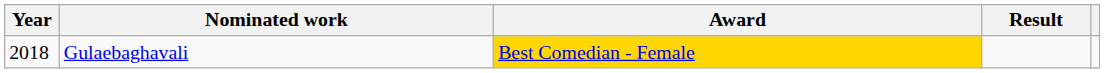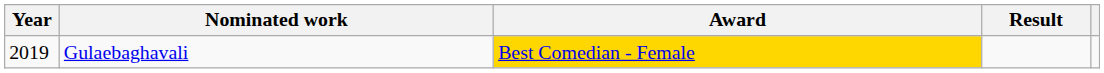(29, 51) 2018 -> (29, 51) 2019
